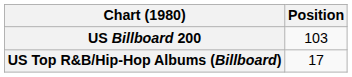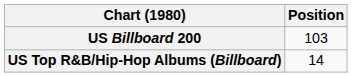(316, 60) 17 -> (316, 60) 14
